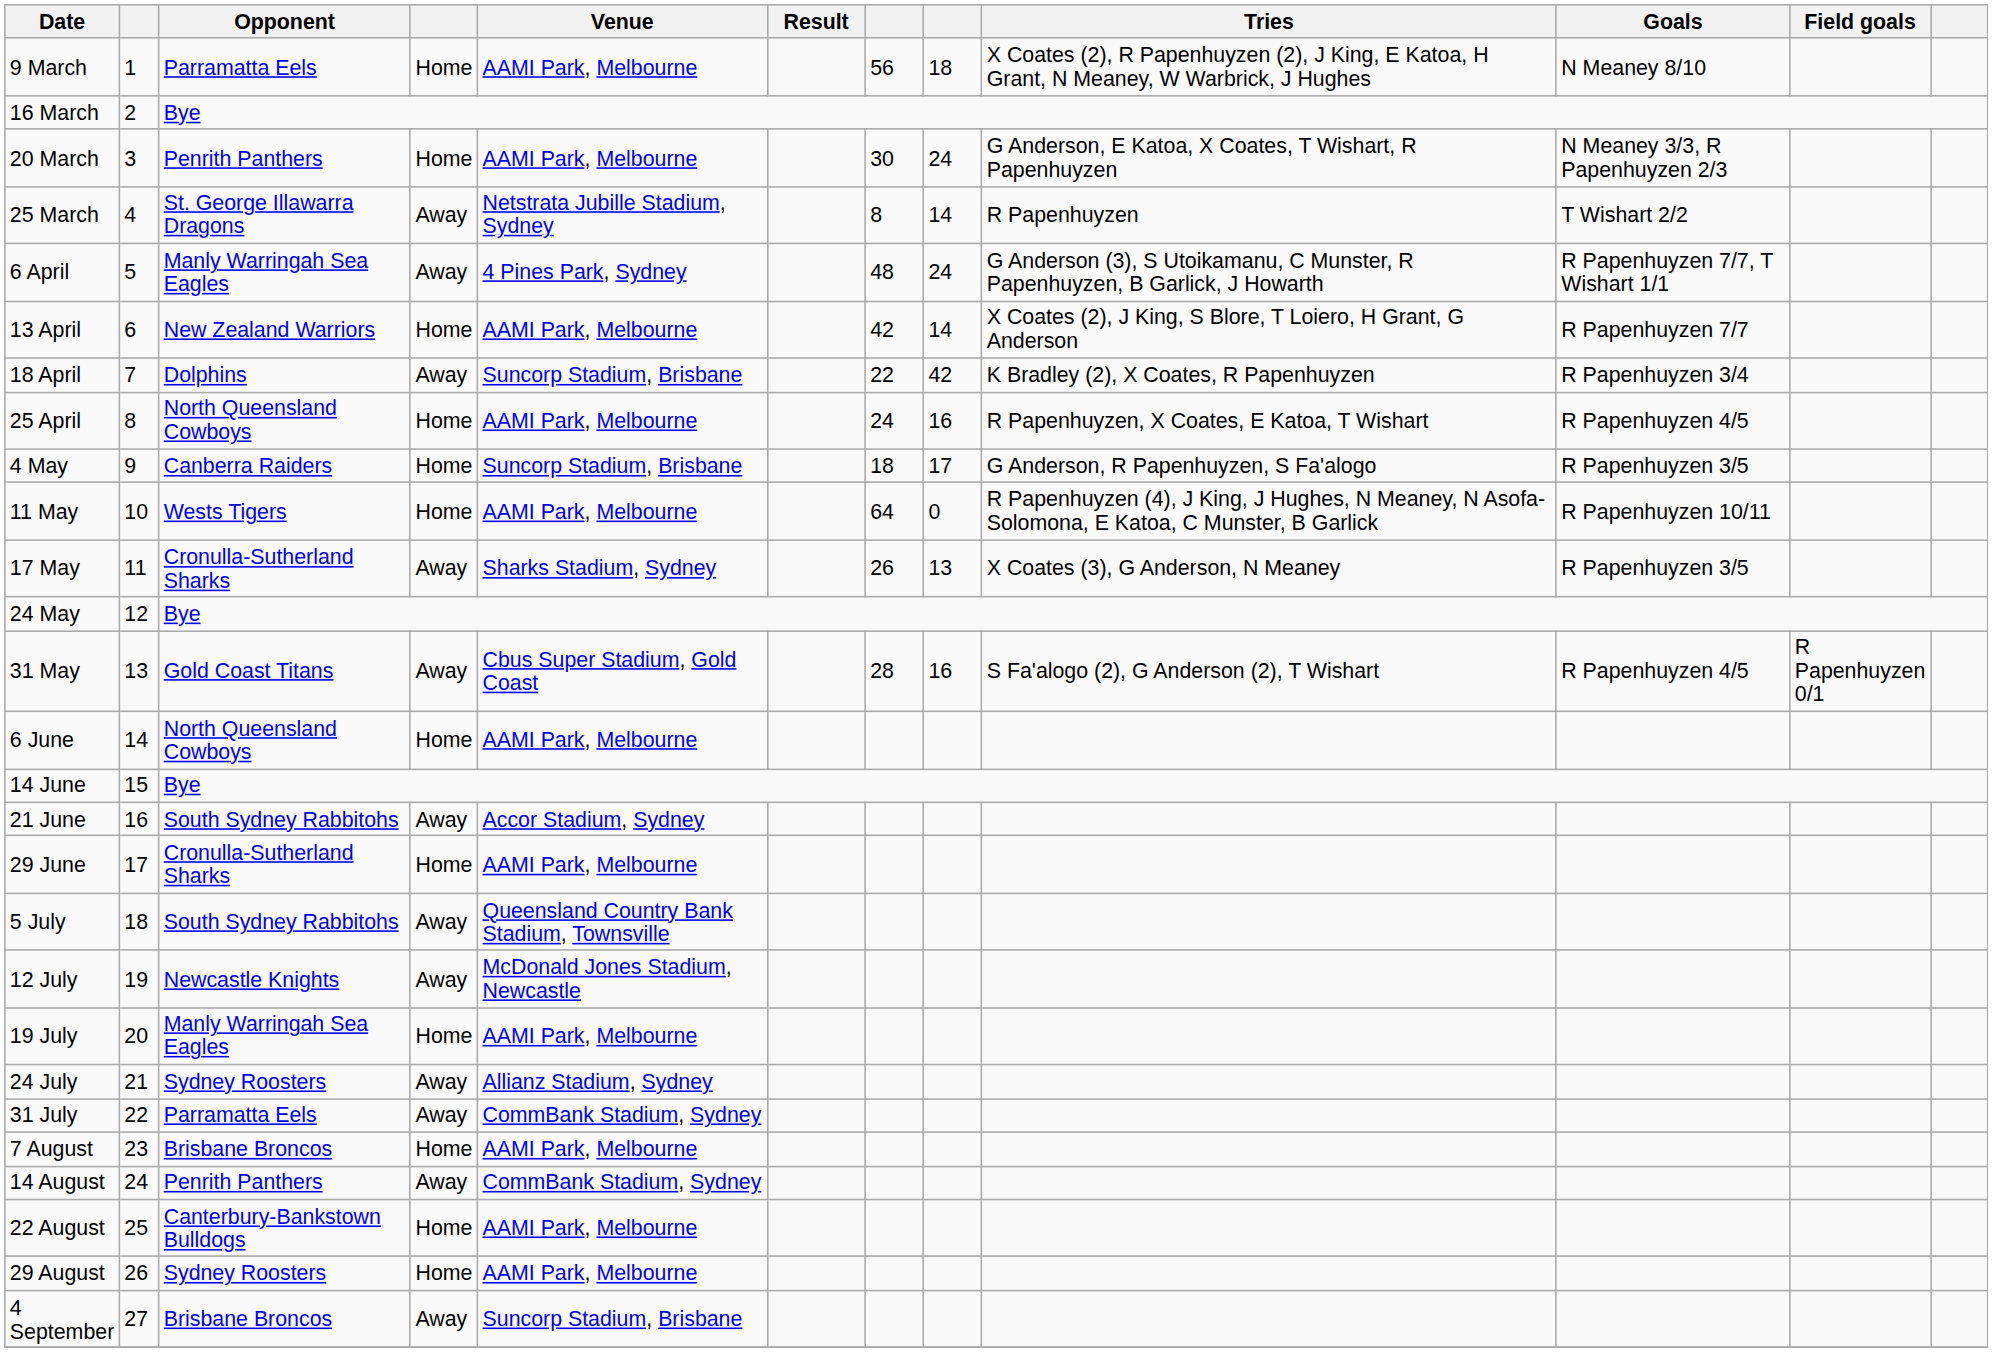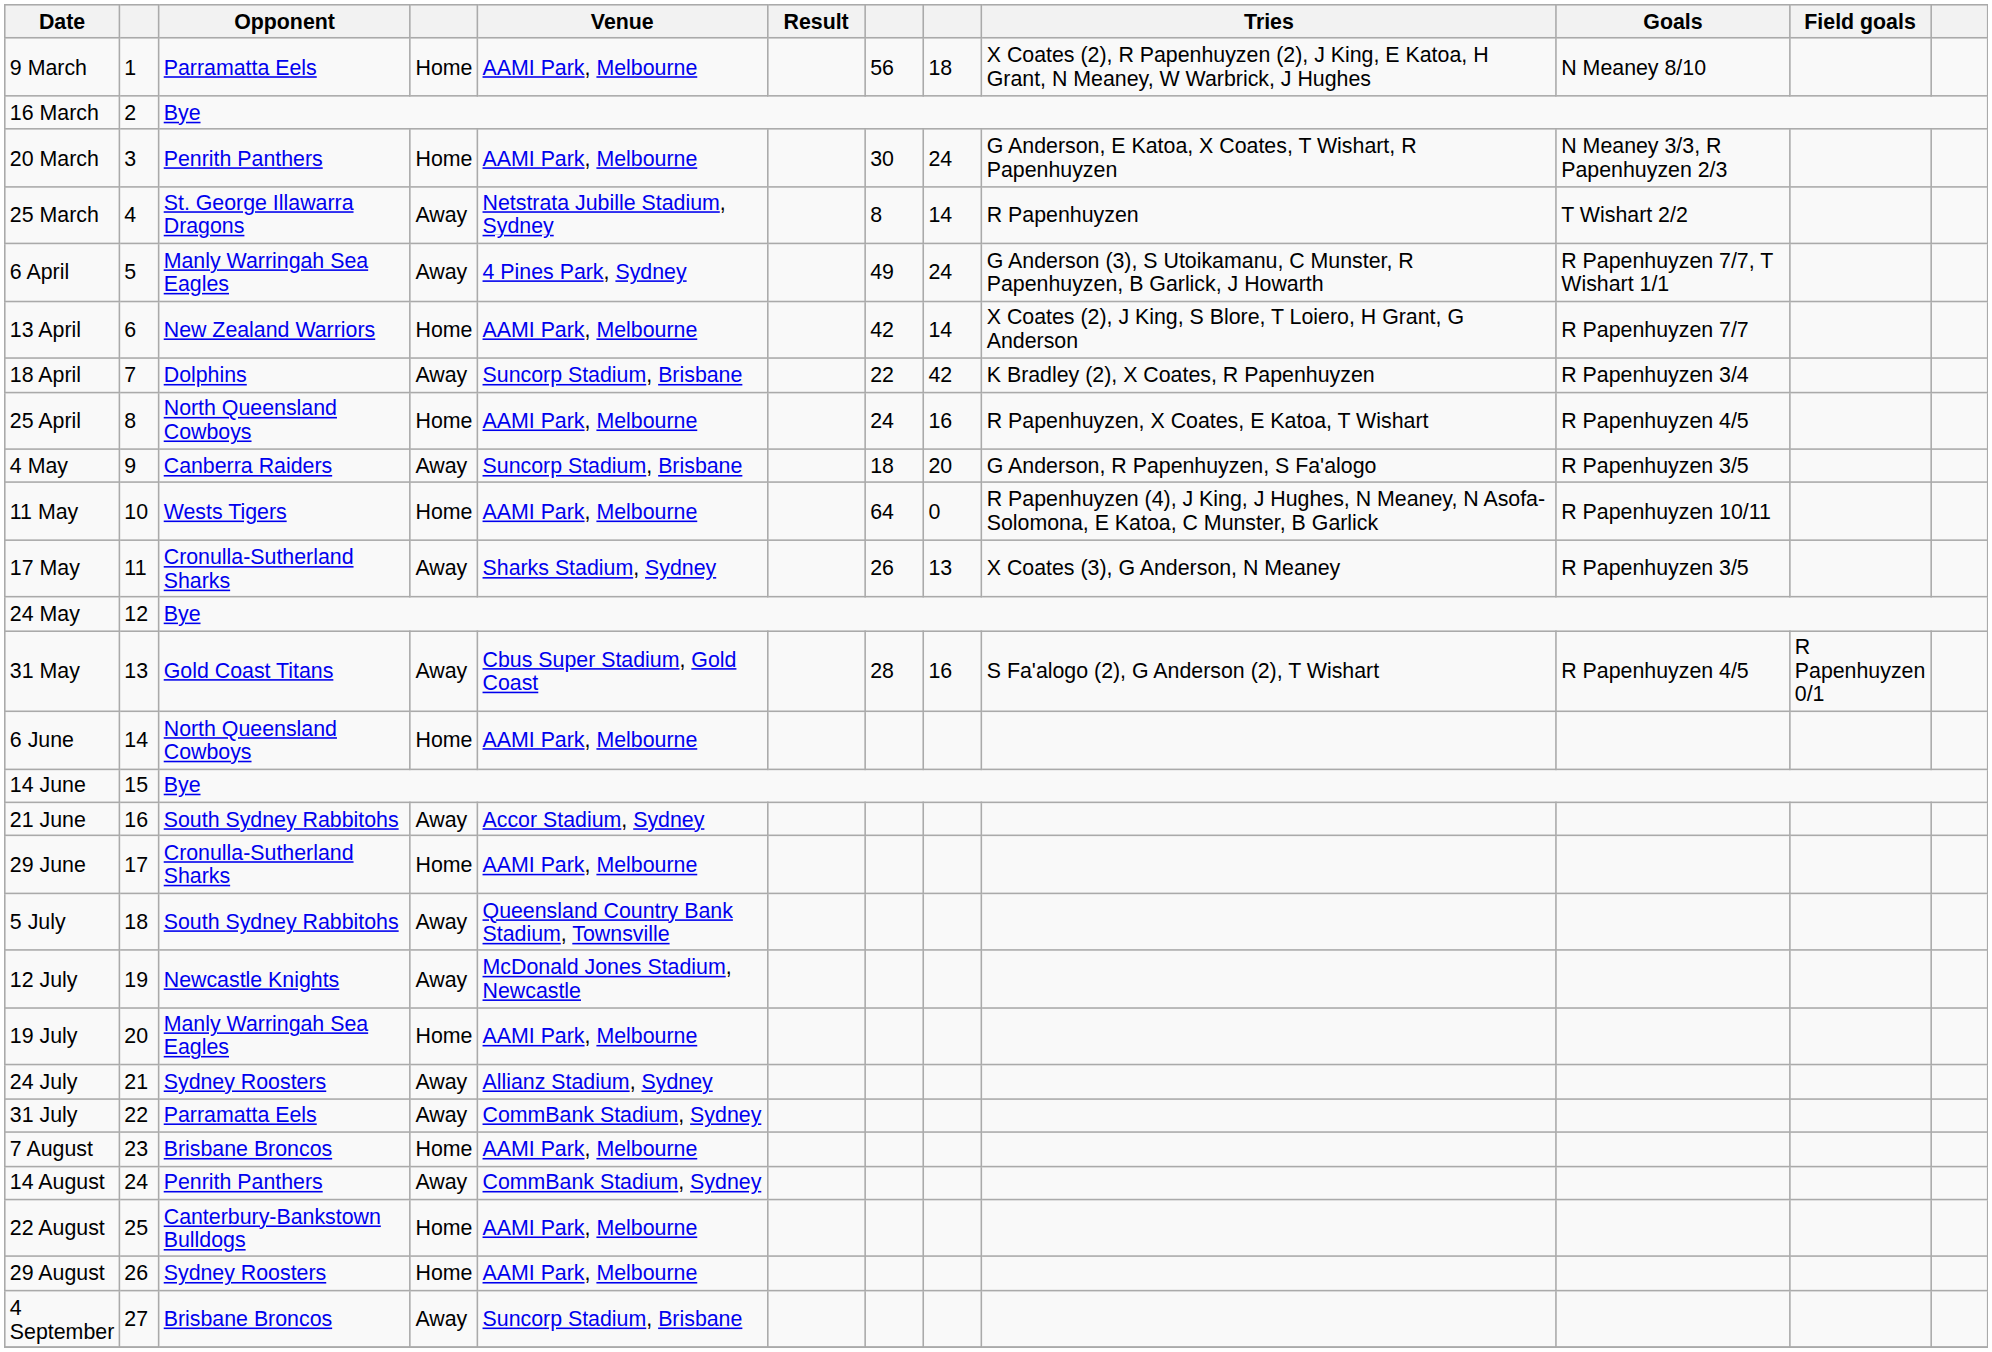(882, 272) 48 -> (882, 272) 49
(444, 465) Home -> (441, 465) Away
(940, 465) 17 -> (940, 465) 20
